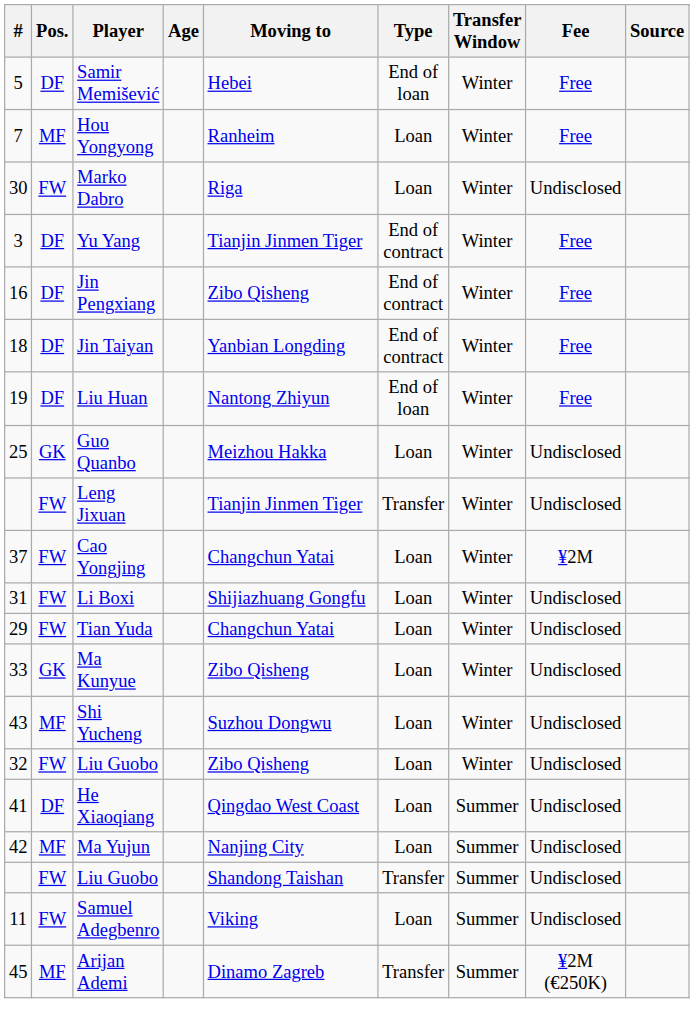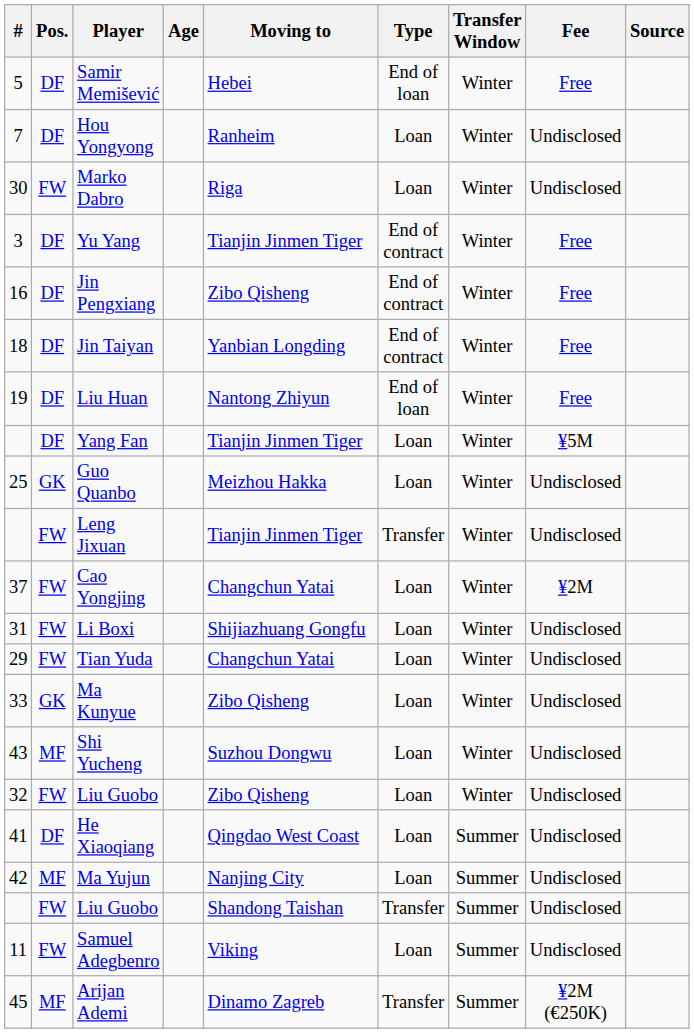(52, 136) MF -> (52, 136) DF
(576, 136) Free -> (576, 136) Undisclosed
+ row: (18, 440)
